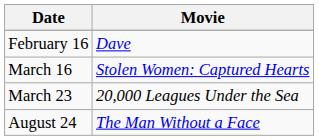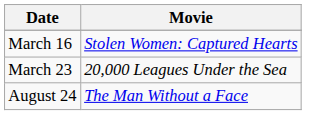- row: (48, 43)
